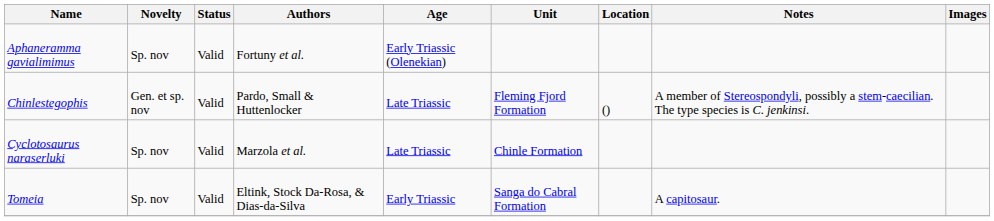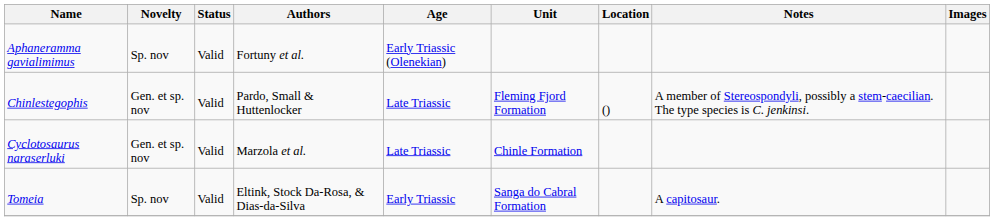(150, 150) Sp. nov -> (157, 150) Gen. et sp. nov
